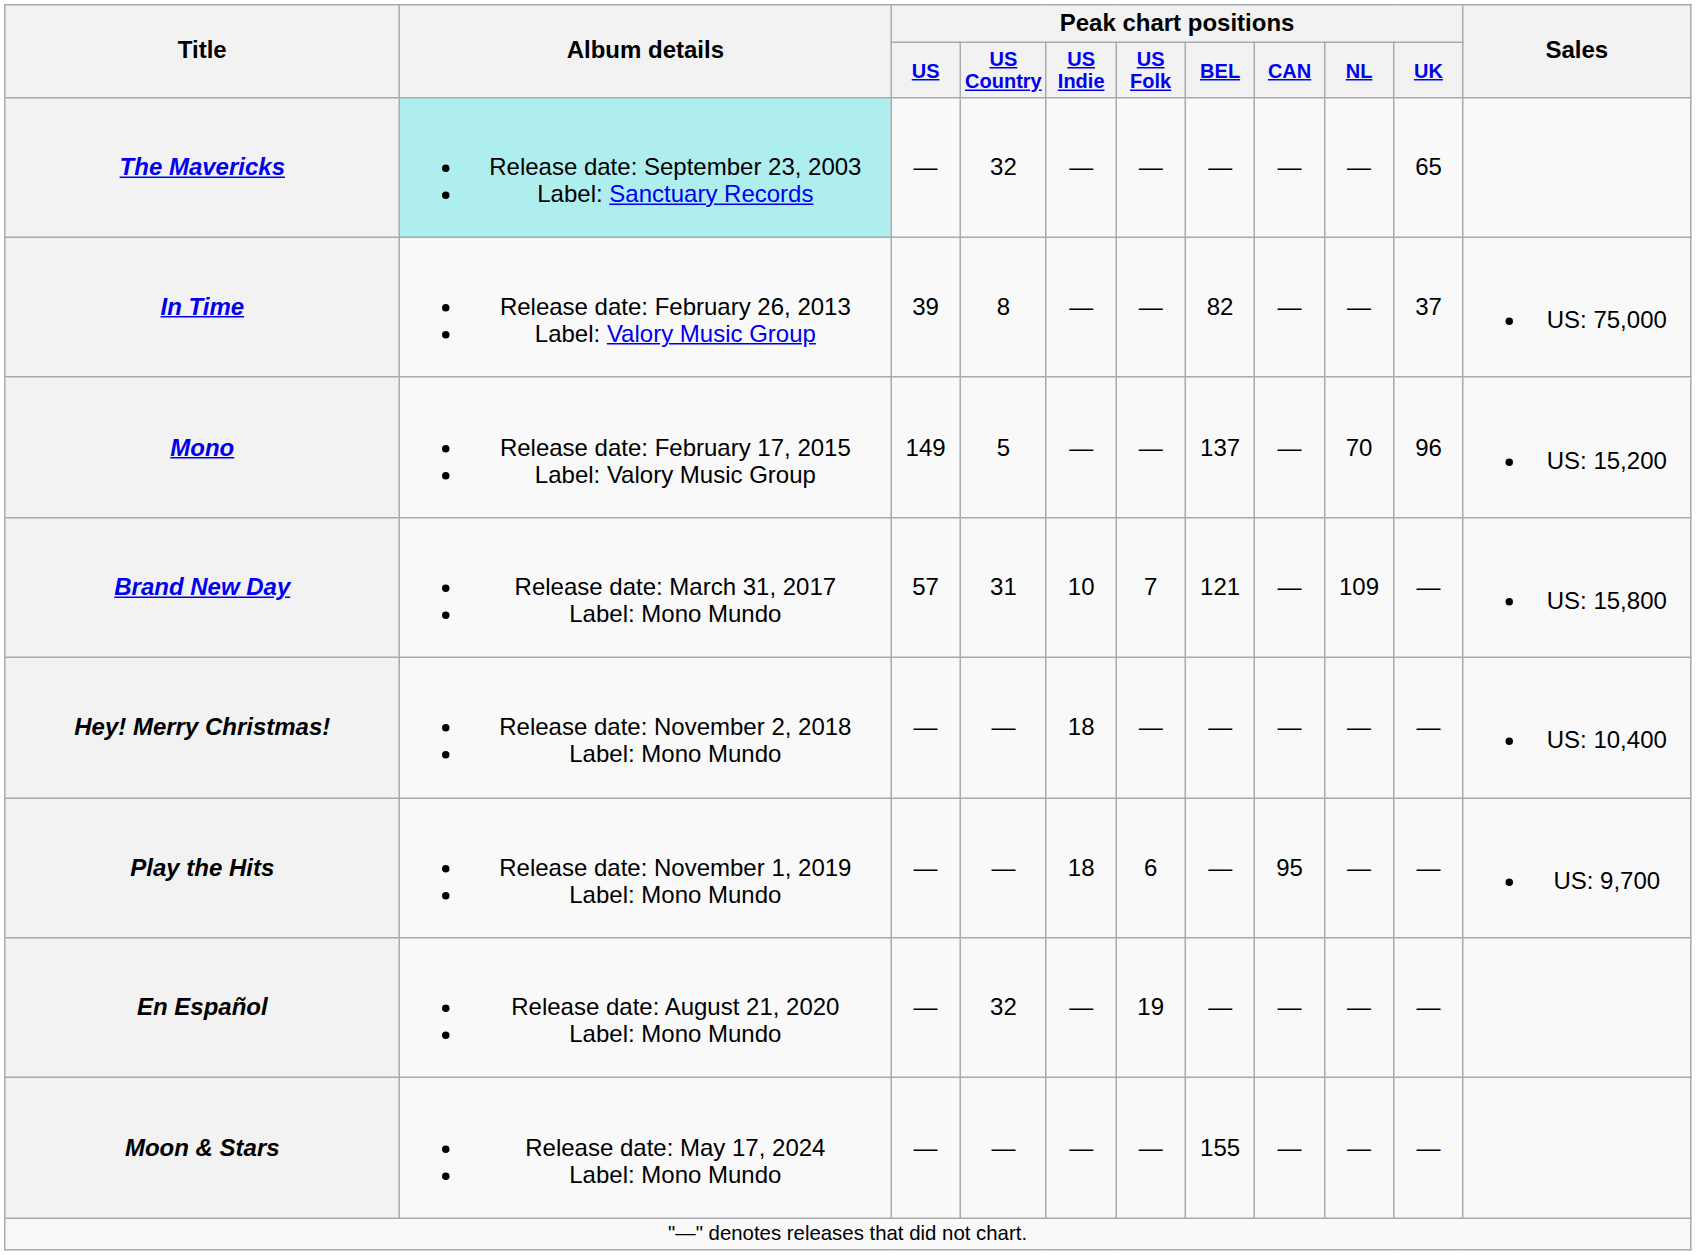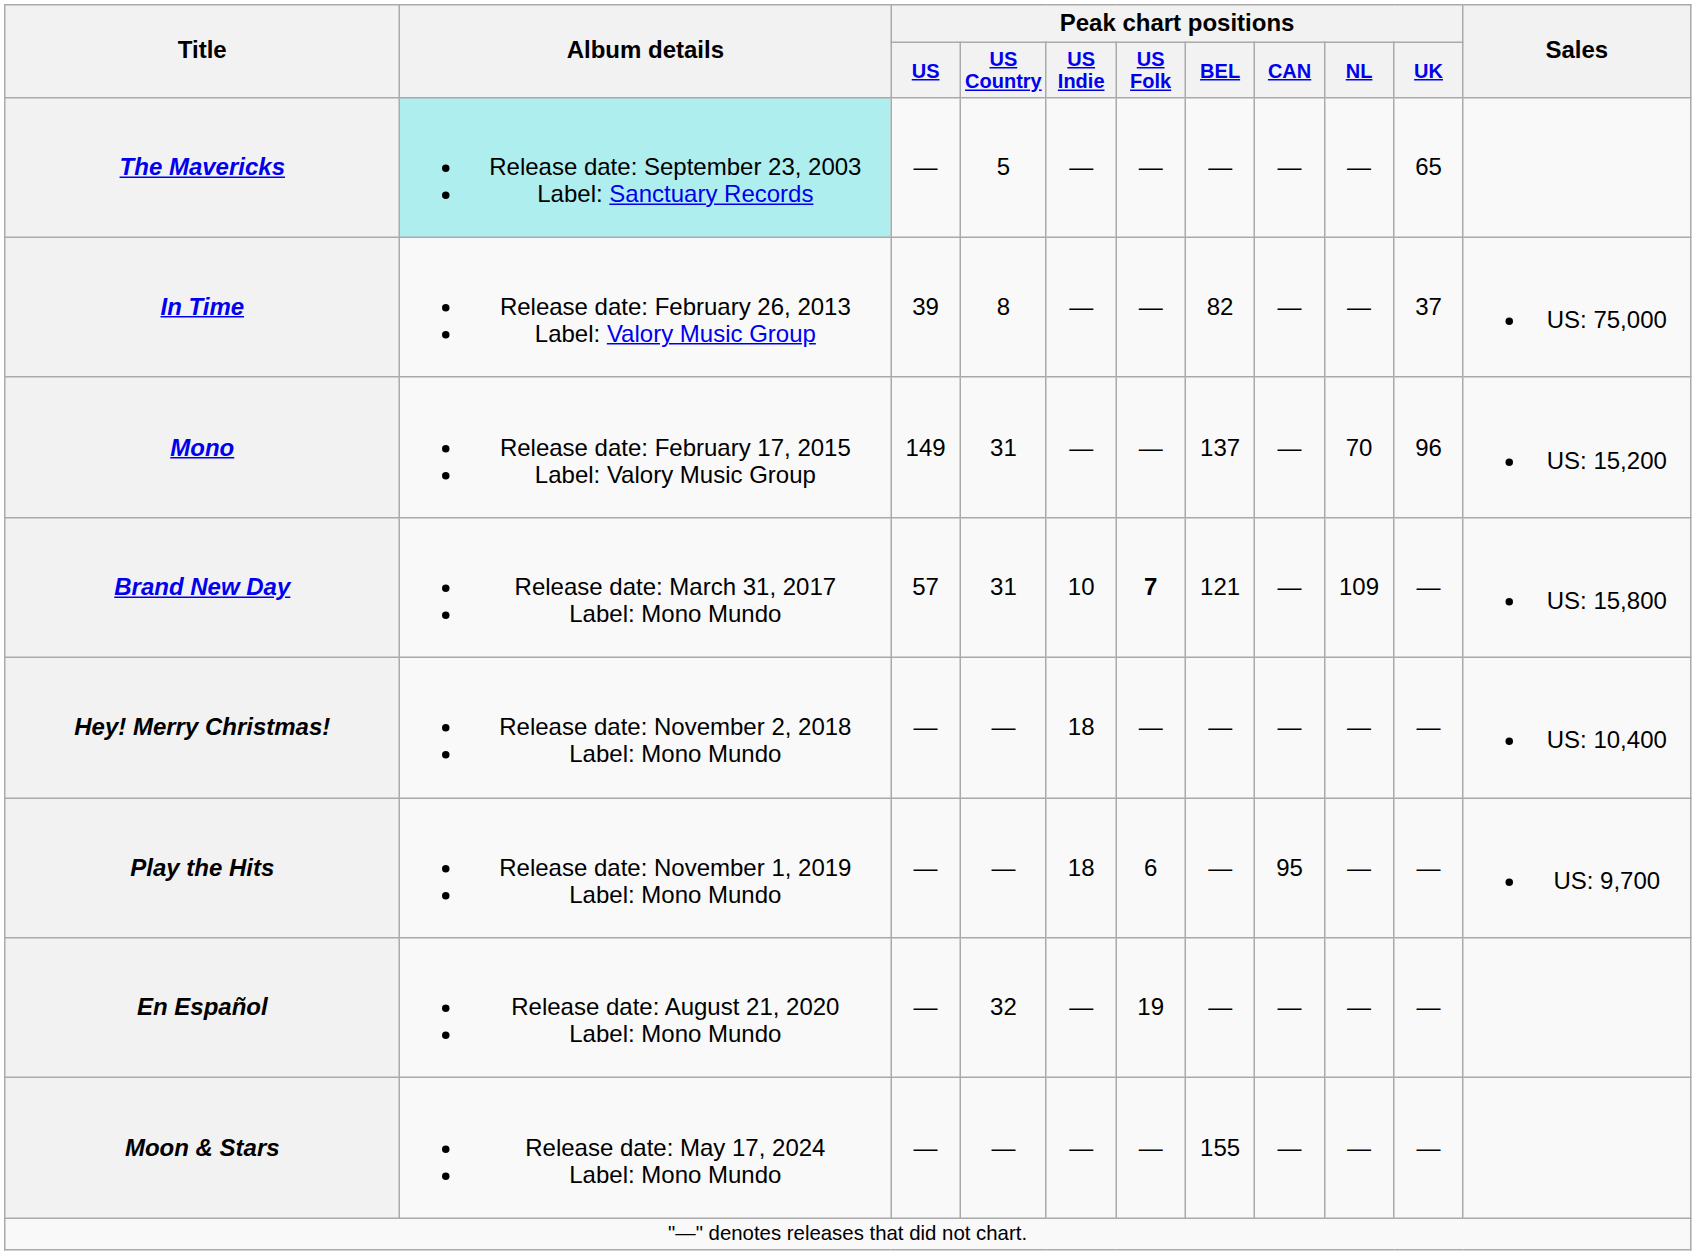(1003, 167) 32 -> (1003, 167) 5
(1003, 447) 5 -> (1003, 447) 31
(1151, 587) normal -> (1151, 587) bold
